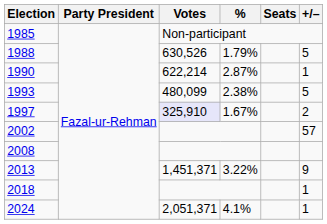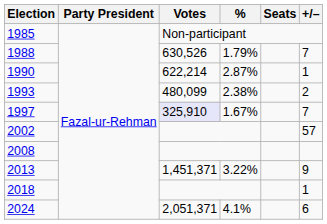(305, 53) 5 -> (305, 53) 7
(305, 92) 5 -> (305, 92) 2
(305, 111) 2 -> (305, 111) 7
(305, 209) 1 -> (305, 209) 6
